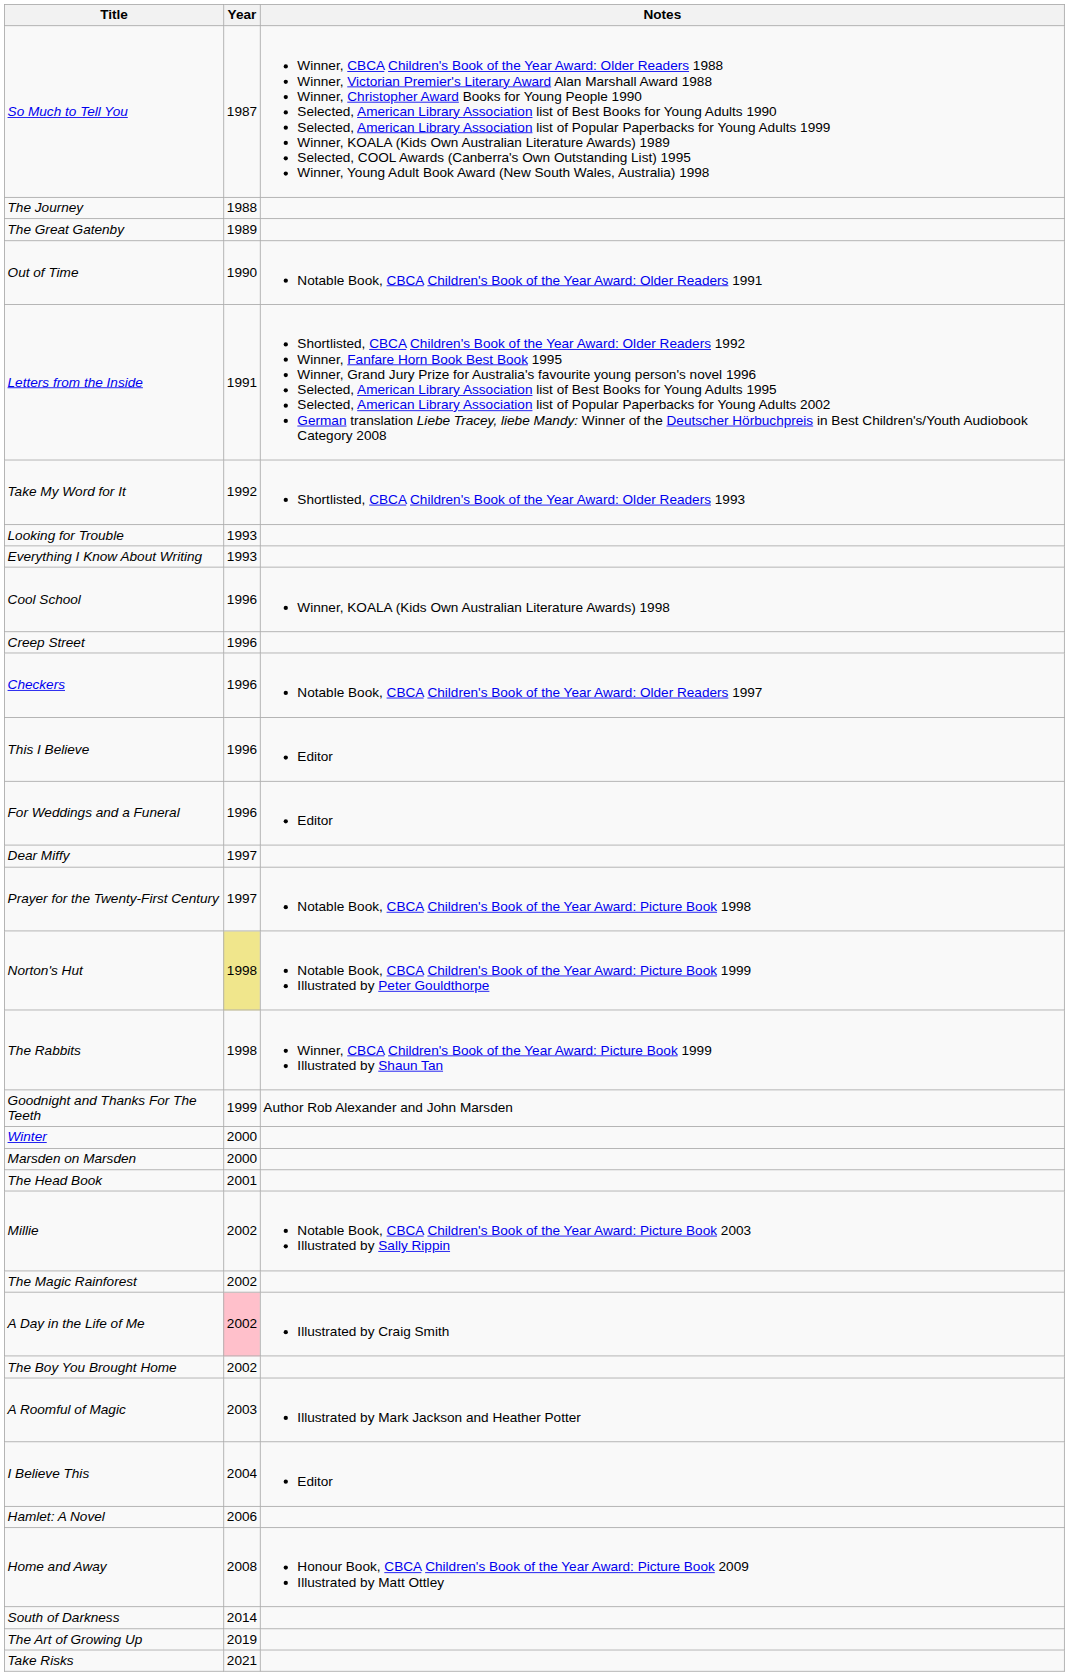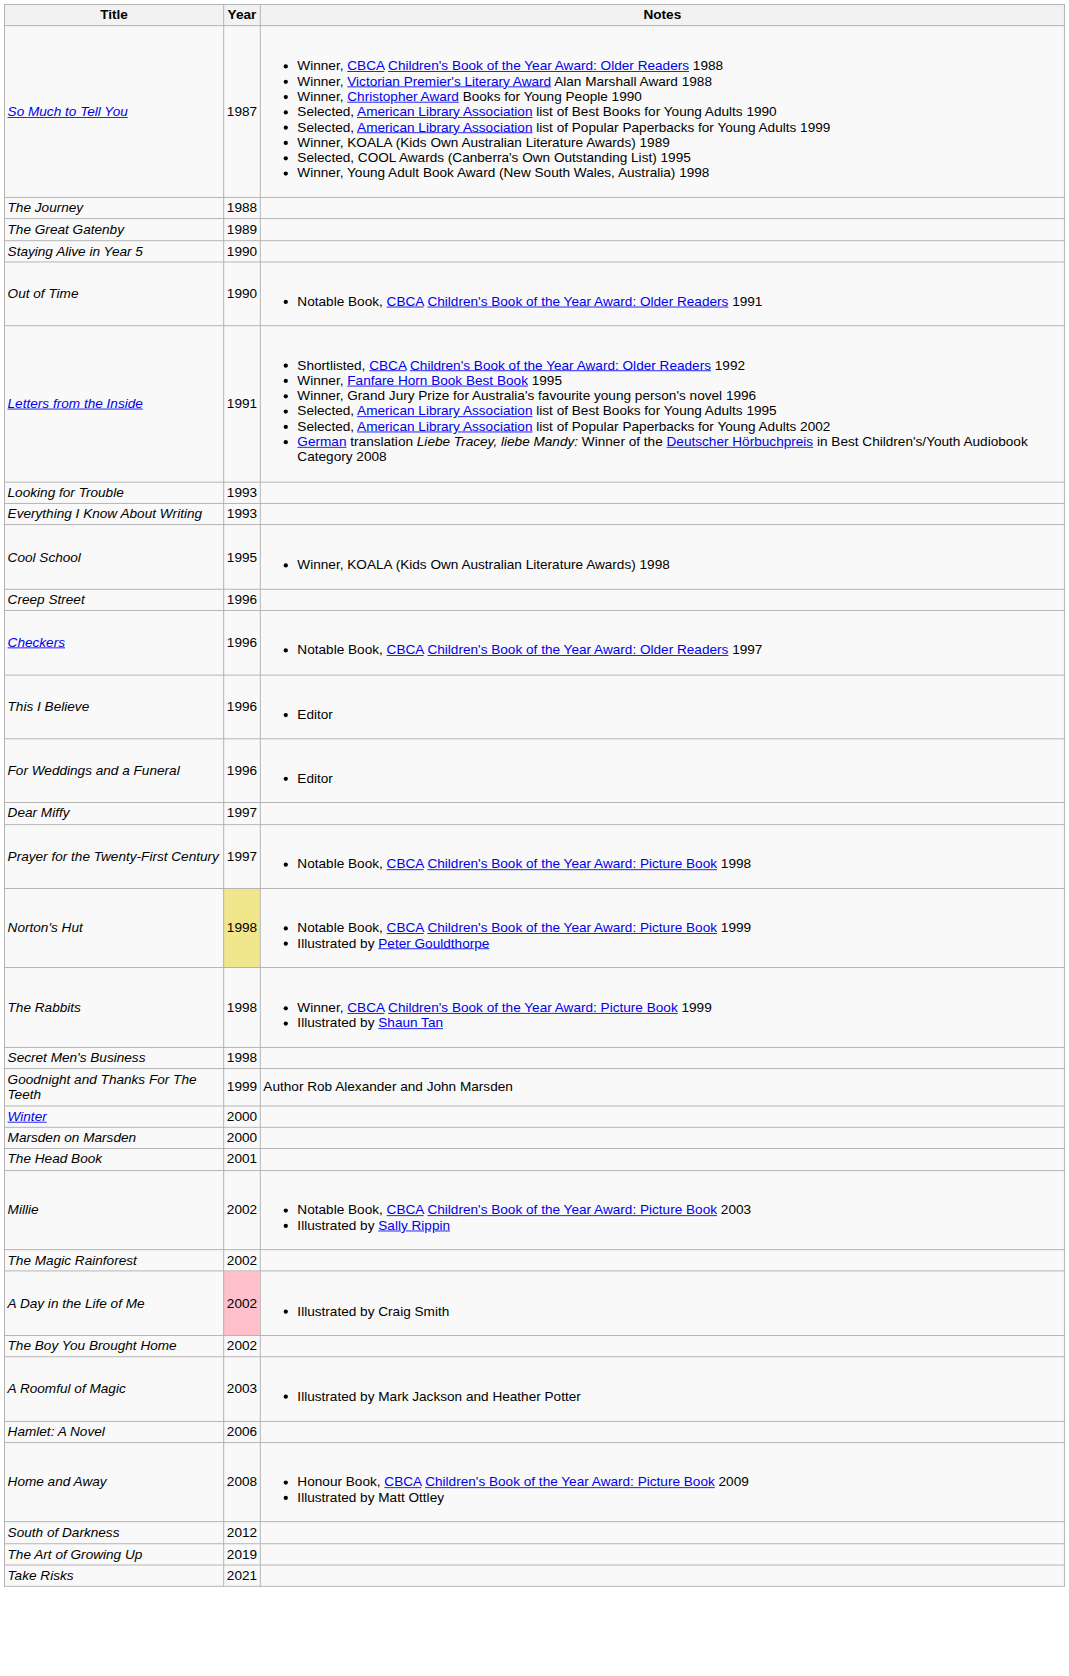+ row: (75, 251)
- row: (67, 492)
(242, 599) 1996 -> (242, 557) 1995
+ row: (77, 1058)
- row: (48, 1473)
(242, 1617) 2014 -> (242, 1532) 2012
